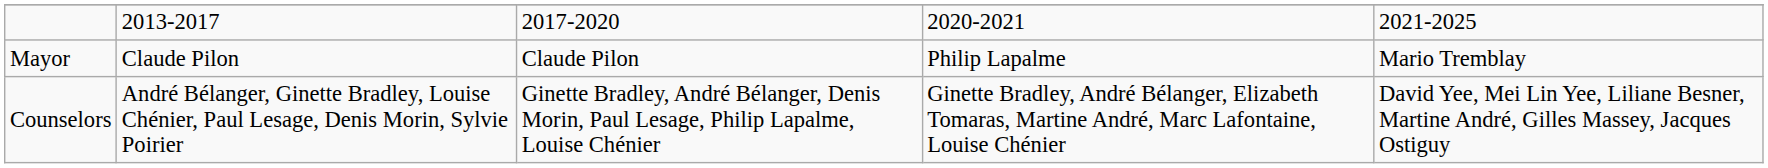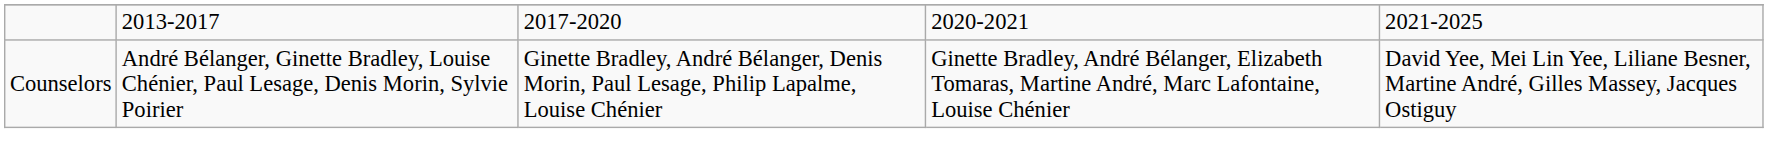- row: (40, 58)
